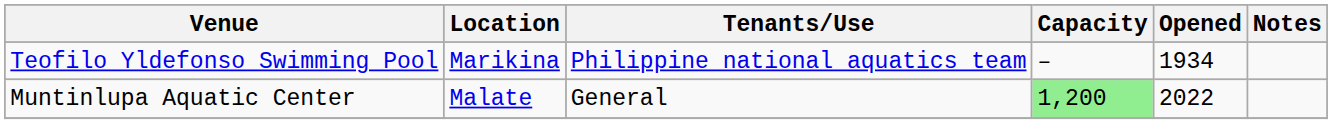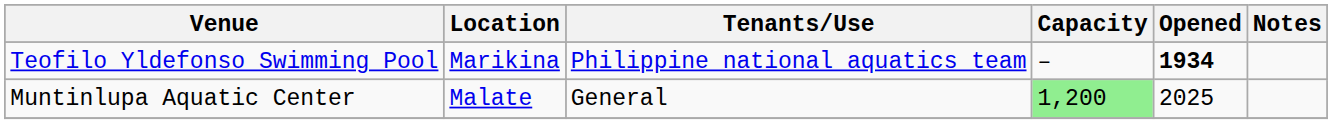(1187, 61) normal -> (1187, 61) bold
(1187, 99) 2022 -> (1187, 99) 2025
